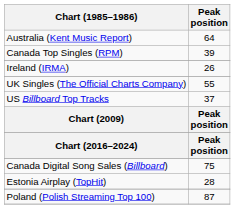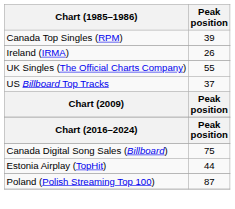- row: (69, 38)
(209, 181) 28 -> (209, 166) 44
